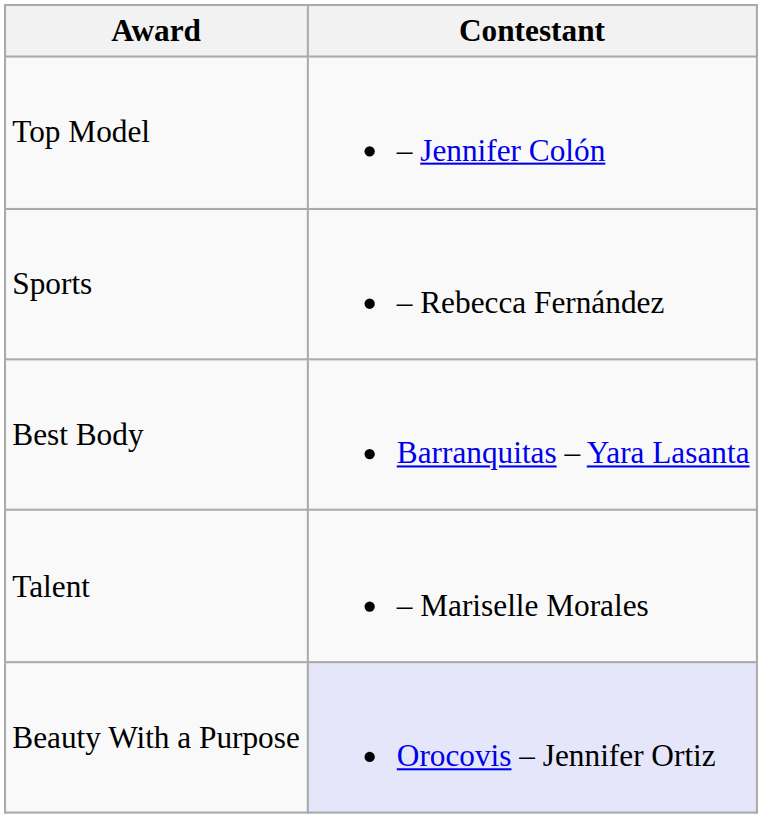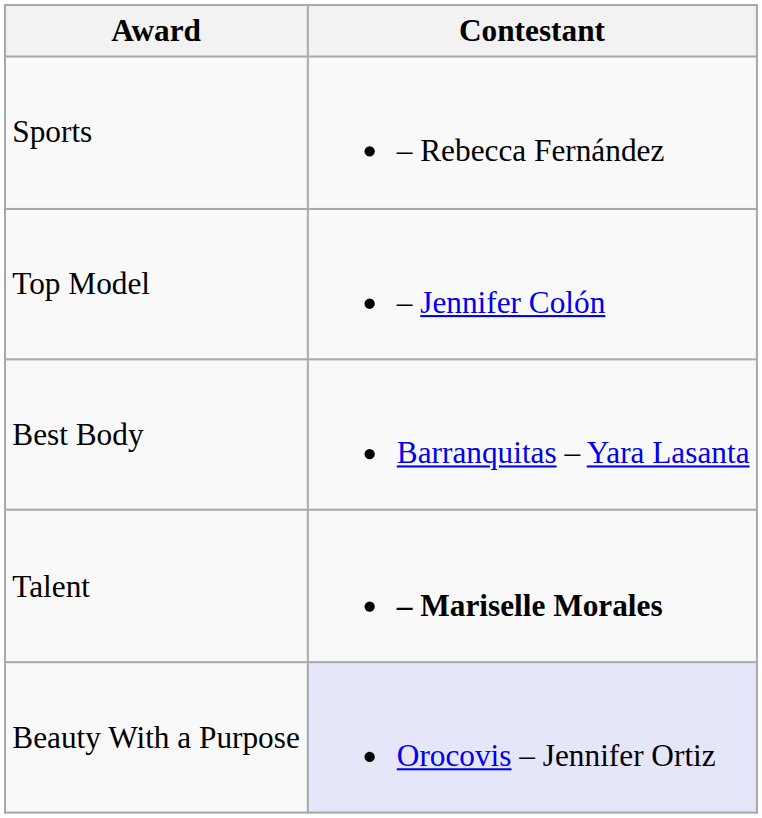rows swapped: (52, 283) <-> (81, 131)
(532, 605) normal -> (532, 605) bold
